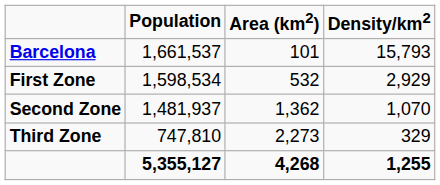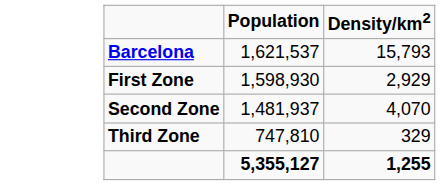- column: (274, 21)
(182, 52) 1,661,537 -> (280, 52) 1,621,537
(182, 80) 1,598,534 -> (280, 80) 1,598,930
(408, 108) 1,070 -> (408, 108) 4,070
